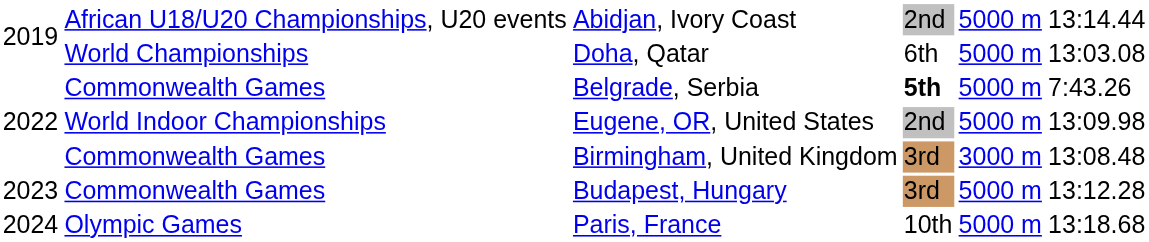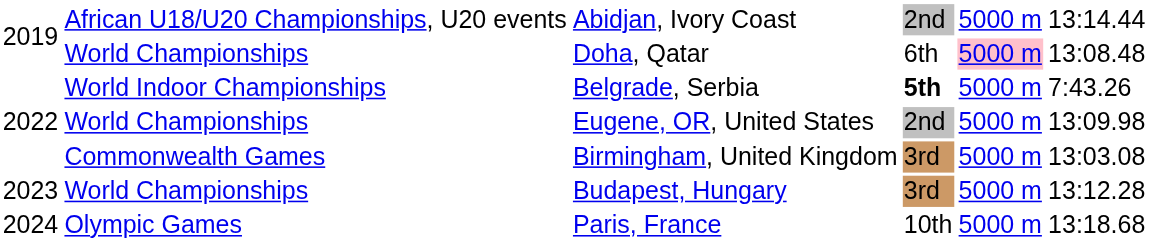(1000, 53) no background -> (1000, 53) pink background
(1097, 53) 13:03.08 -> (1097, 53) 13:08.48
(195, 88) Commonwealth Games -> (225, 88) World Indoor Championships
(225, 122) World Indoor Championships -> (186, 122) World Championships
(1000, 156) 3000 m -> (1000, 156) 5000 m
(1097, 156) 13:08.48 -> (1097, 156) 13:03.08
(195, 191) Commonwealth Games -> (186, 191) World Championships
